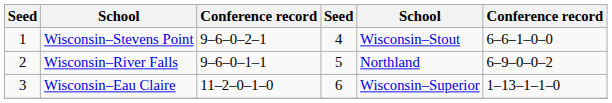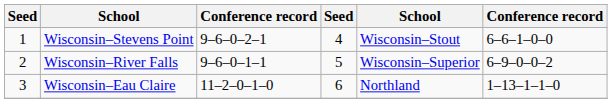(390, 62) Northland -> (420, 62) Wisconsin–Superior
(420, 86) Wisconsin–Superior -> (390, 86) Northland
